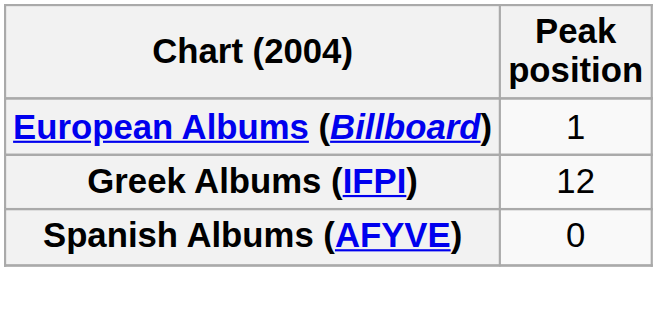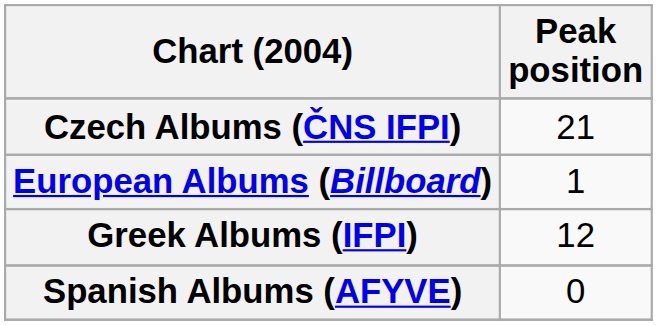+ row: (253, 126)
